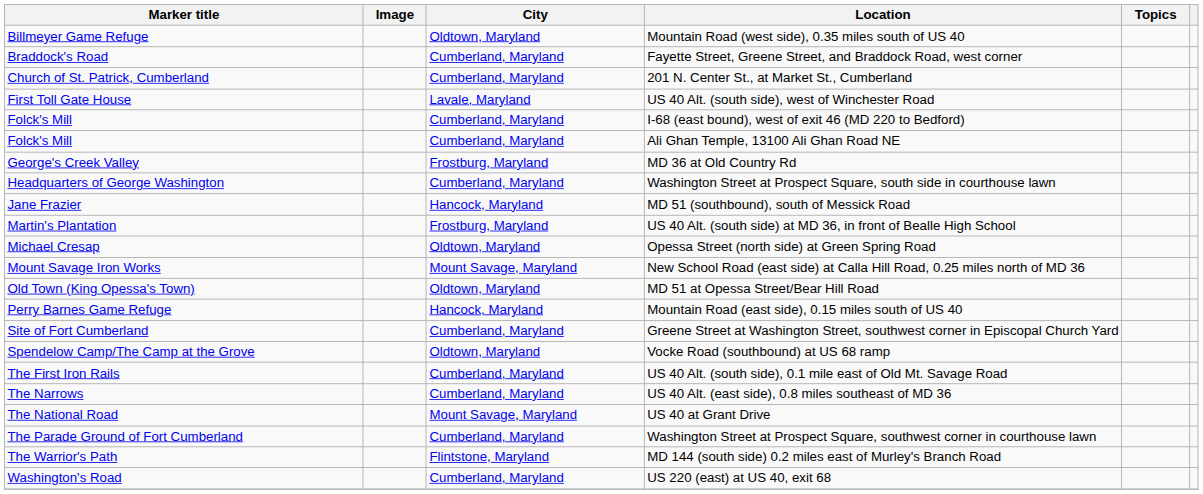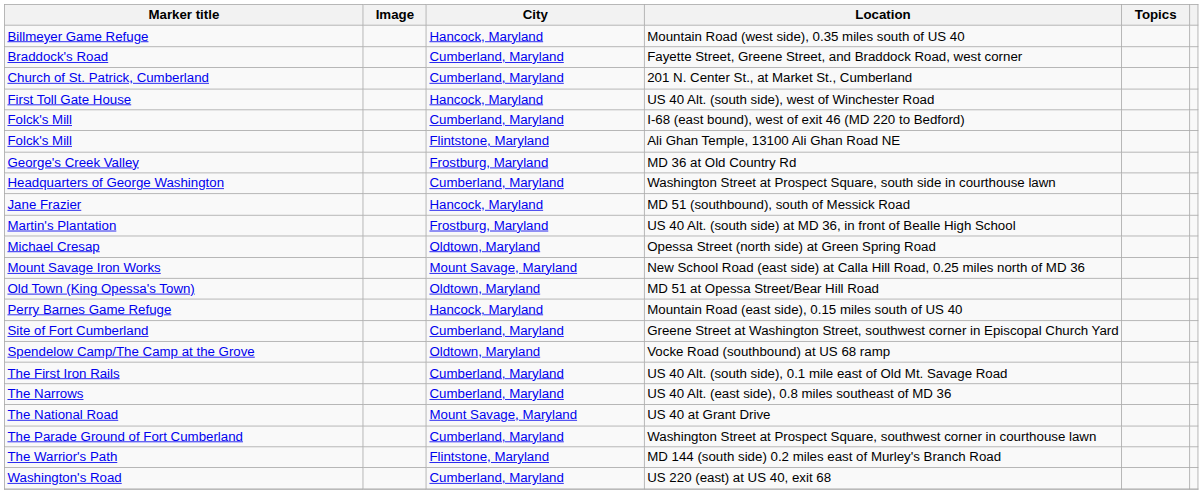(485, 36) Oldtown, Maryland -> (486, 36) Hancock, Maryland
(480, 99) Lavale, Maryland -> (486, 99) Hancock, Maryland
(497, 141) Cumberland, Maryland -> (489, 141) Flintstone, Maryland
